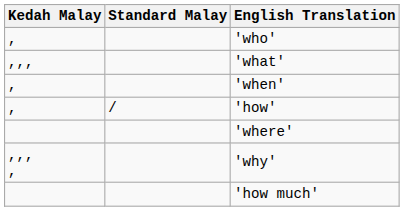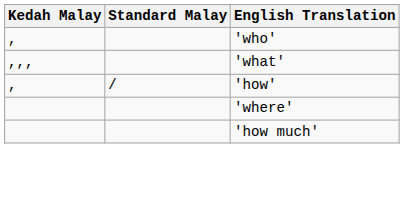- row: (260, 85)
- row: (255, 163)
